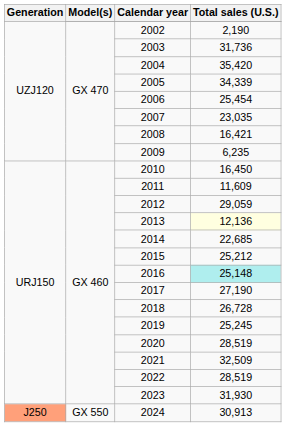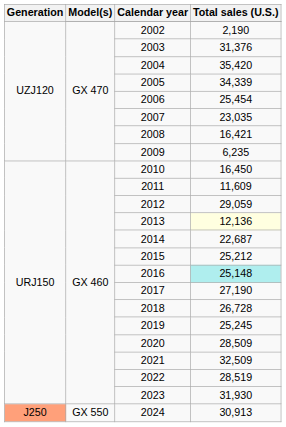(236, 47) 31,736 -> (236, 47) 31,376
(236, 238) 22,685 -> (236, 238) 22,687
(236, 342) 28,519 -> (236, 342) 28,509
